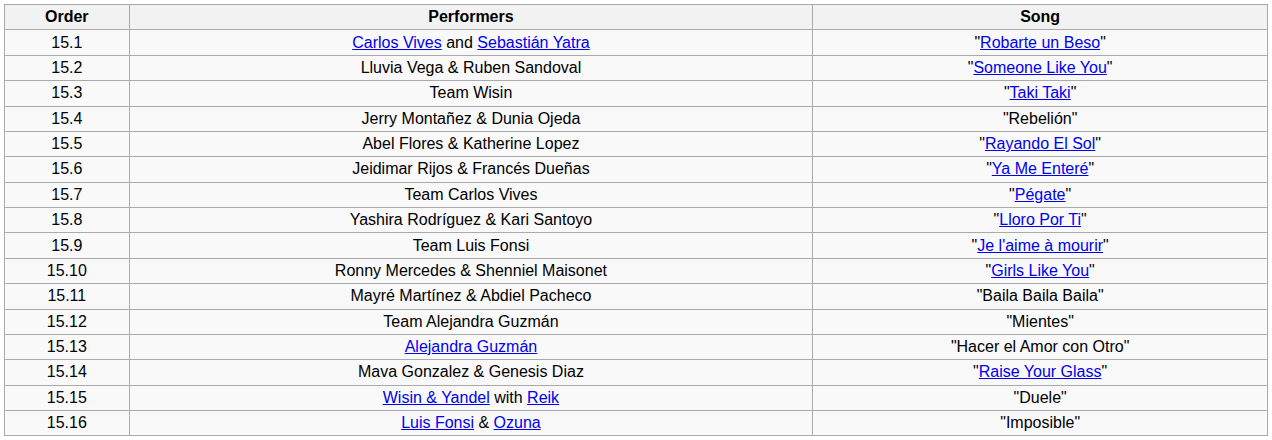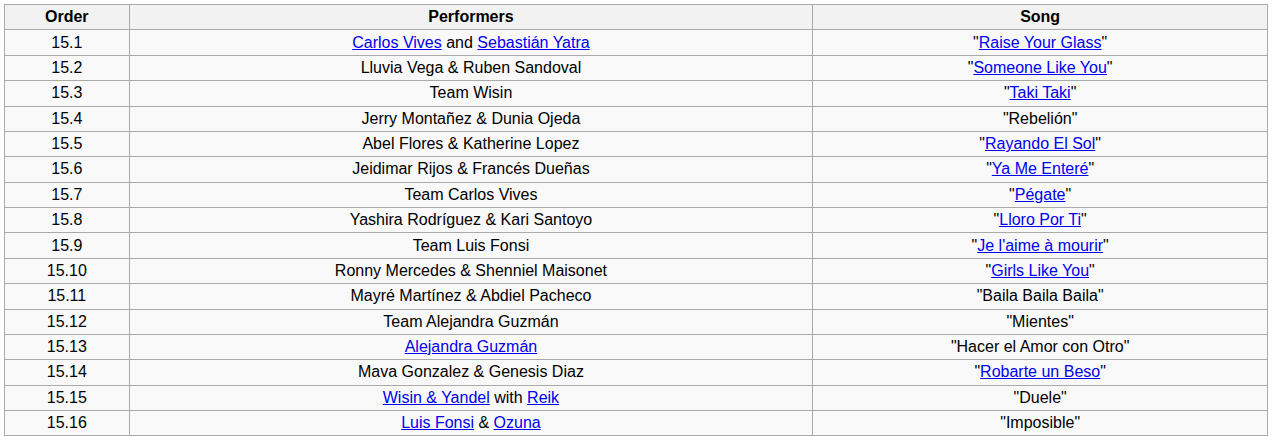(1040, 42) "Robarte un Beso" -> (1040, 42) "Raise Your Glass"
(1040, 372) "Raise Your Glass" -> (1040, 372) "Robarte un Beso"
